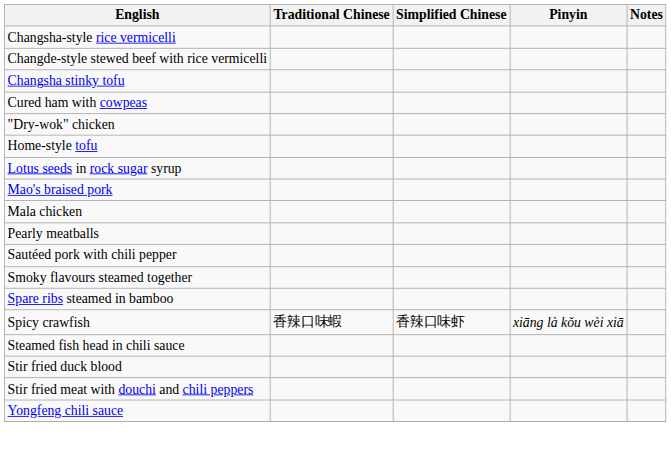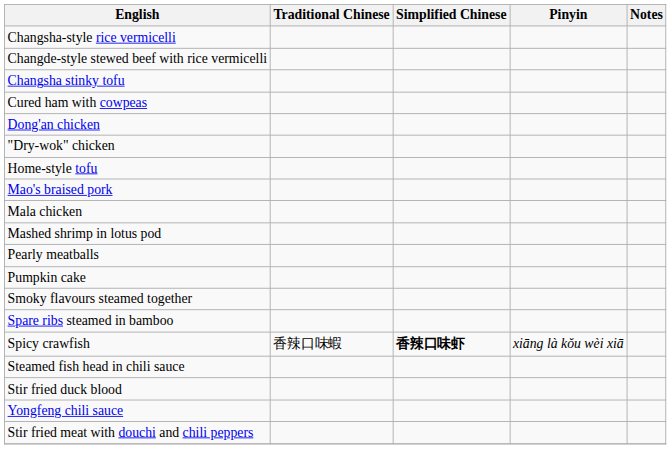+ row: (54, 124)
- row: (95, 168)
+ row: (84, 233)
+ row: (47, 277)
- row: (92, 255)
(430, 321) normal -> (430, 343) bold
rows swapped: (130, 388) <-> (65, 410)
